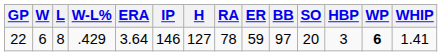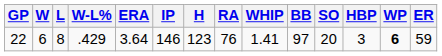columns swapped: (256, 16) <-> (415, 16)
(199, 39) 127 -> (199, 39) 123
(228, 39) 78 -> (228, 39) 76
